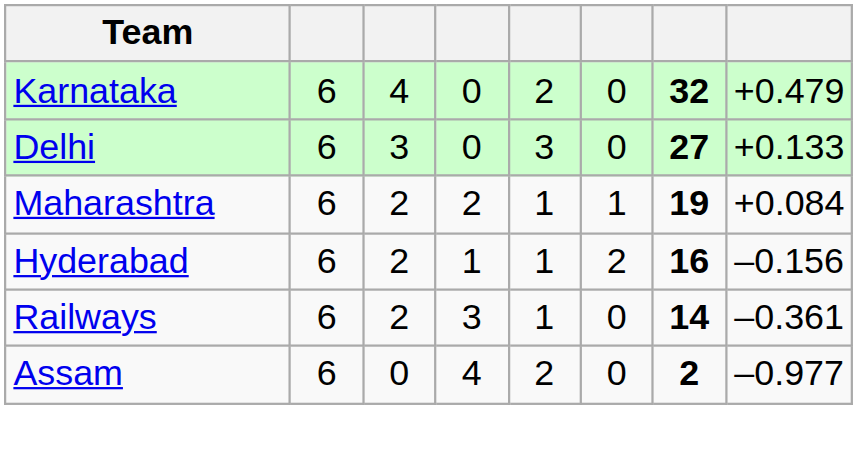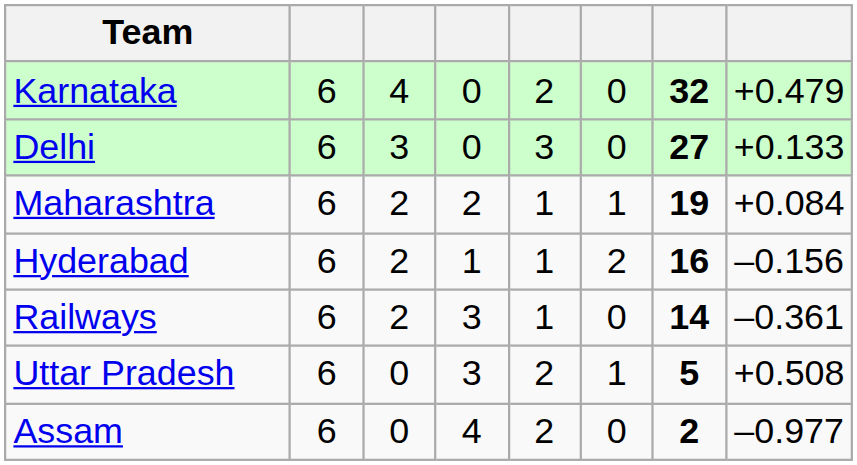+ row: (124, 373)
